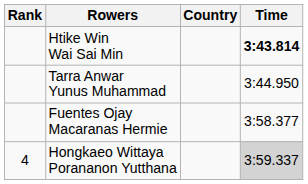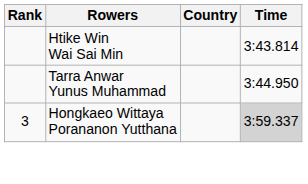(271, 45) bold -> (271, 45) normal
- row: (108, 122)
(25, 160) 4 -> (25, 122) 3
